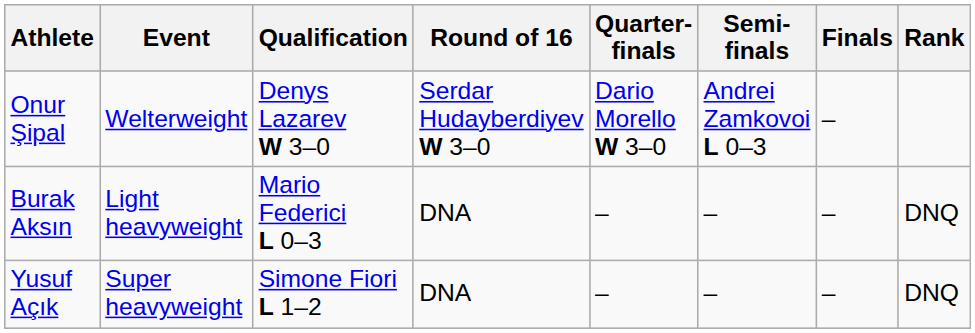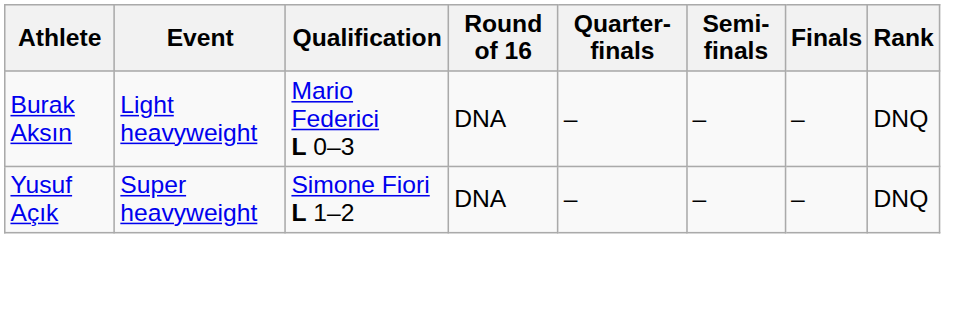- row: (38, 118)
